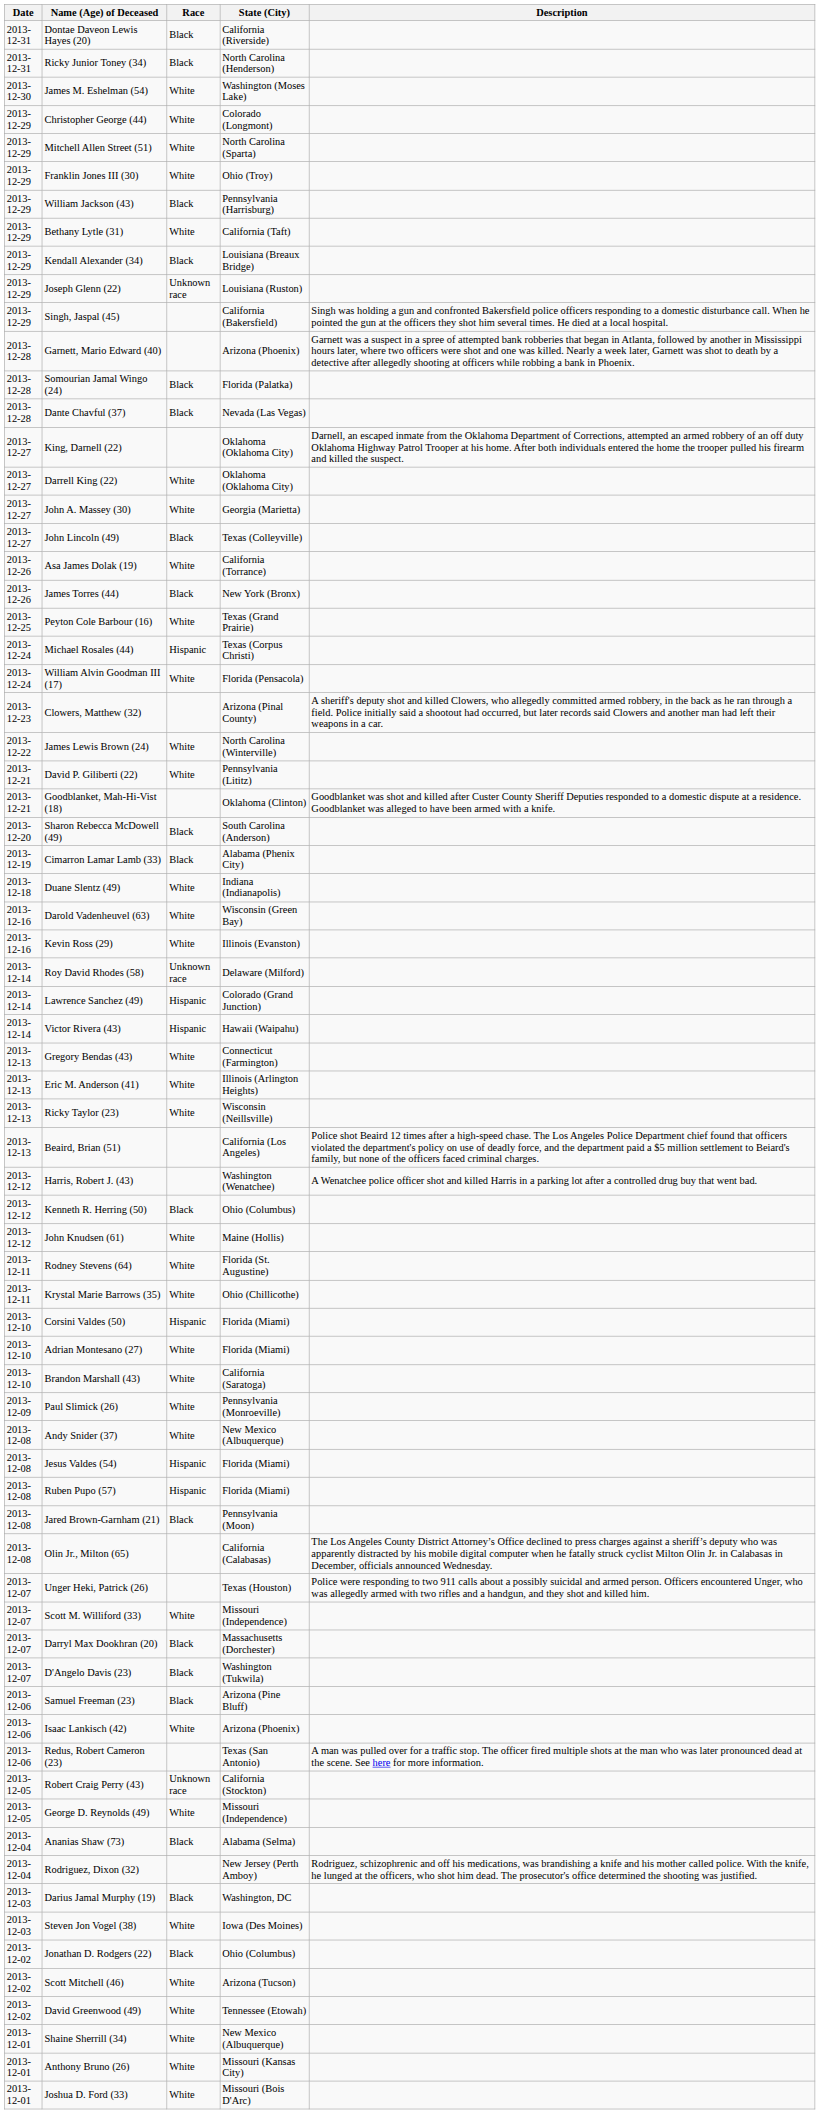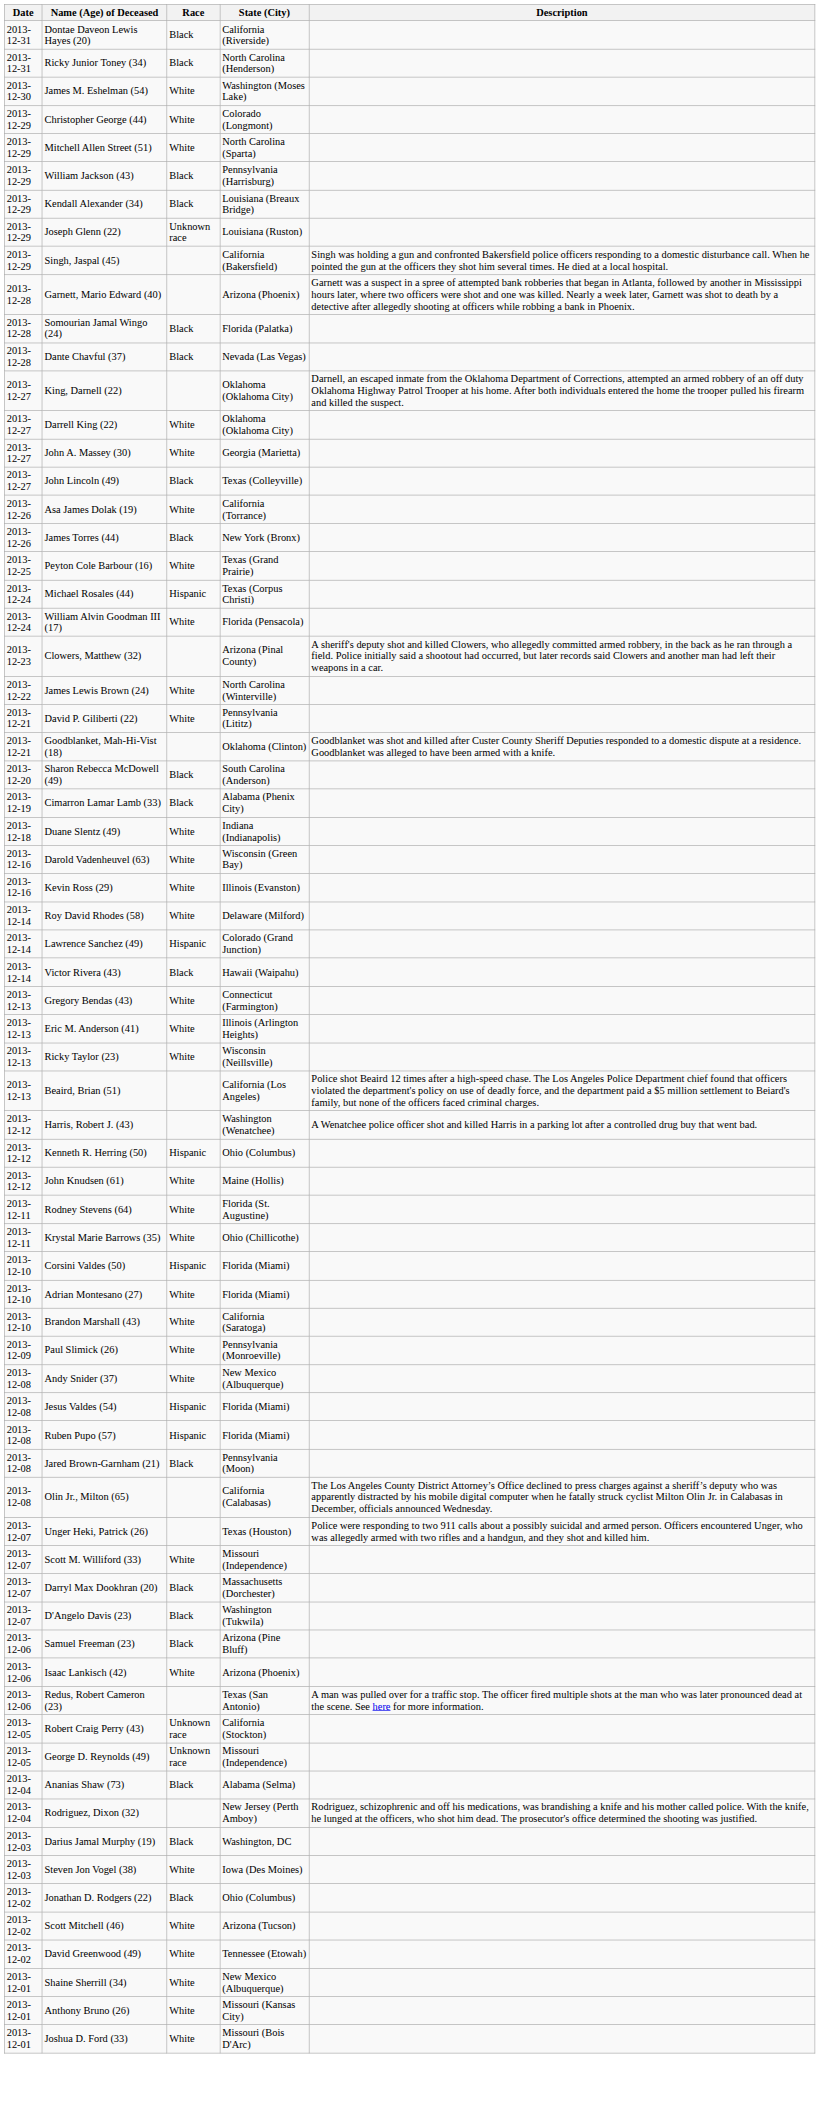- row: (91, 176)
- row: (84, 232)
(190, 972) Unknown race -> (182, 916) White
(188, 1028) Hispanic -> (181, 972) Black
(181, 1209) Black -> (188, 1153) Hispanic
(182, 1813) White -> (190, 1757) Unknown race
